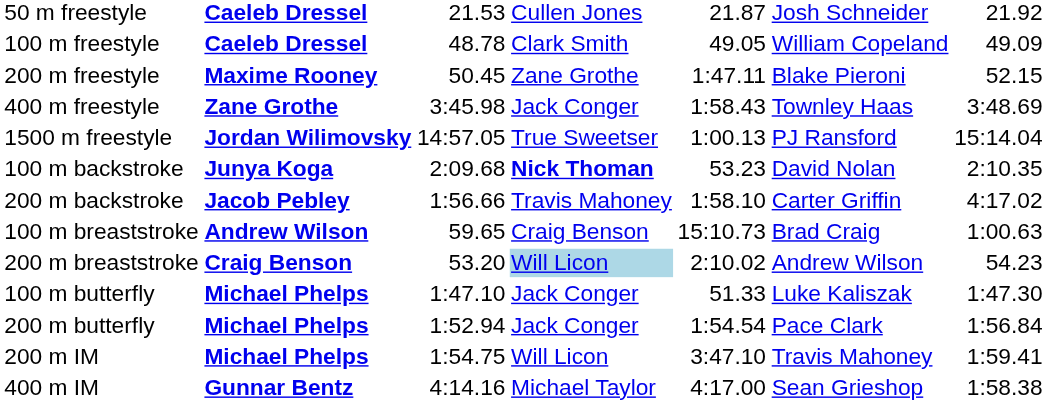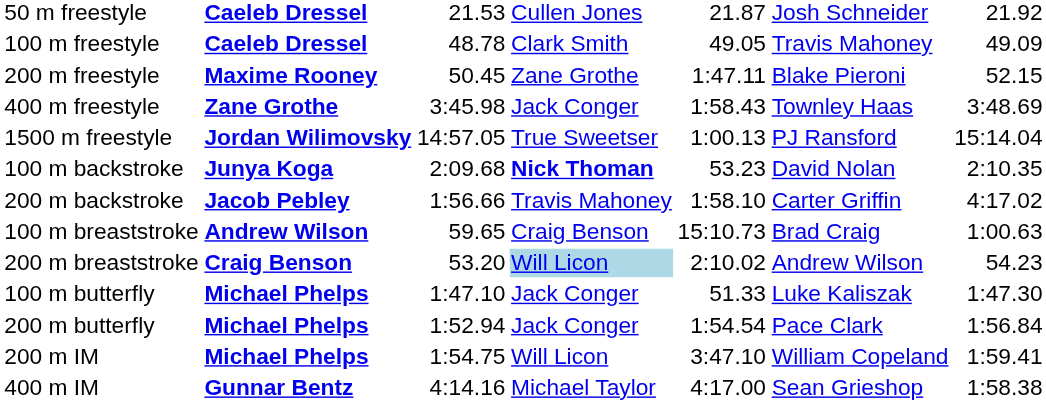(860, 44) William Copeland -> (852, 44) Travis Mahoney
(852, 356) Travis Mahoney -> (860, 356) William Copeland
